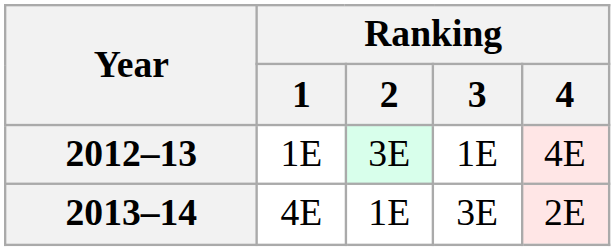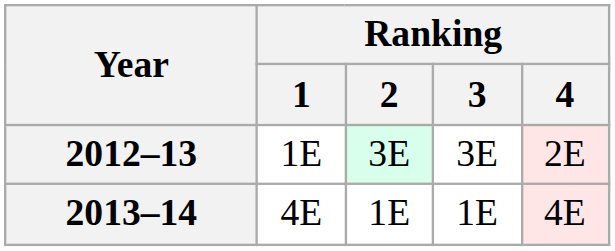(477, 153) 1E -> (477, 153) 3E
(565, 153) 4E -> (565, 153) 2E
(477, 213) 3E -> (477, 213) 1E
(565, 213) 2E -> (565, 213) 4E
